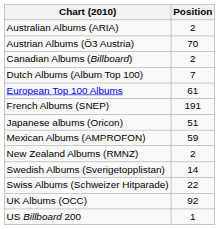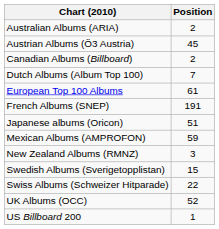(193, 43) 70 -> (193, 43) 45
(193, 153) 2 -> (193, 153) 3
(193, 169) 14 -> (193, 169) 15
(193, 201) 92 -> (193, 201) 52
